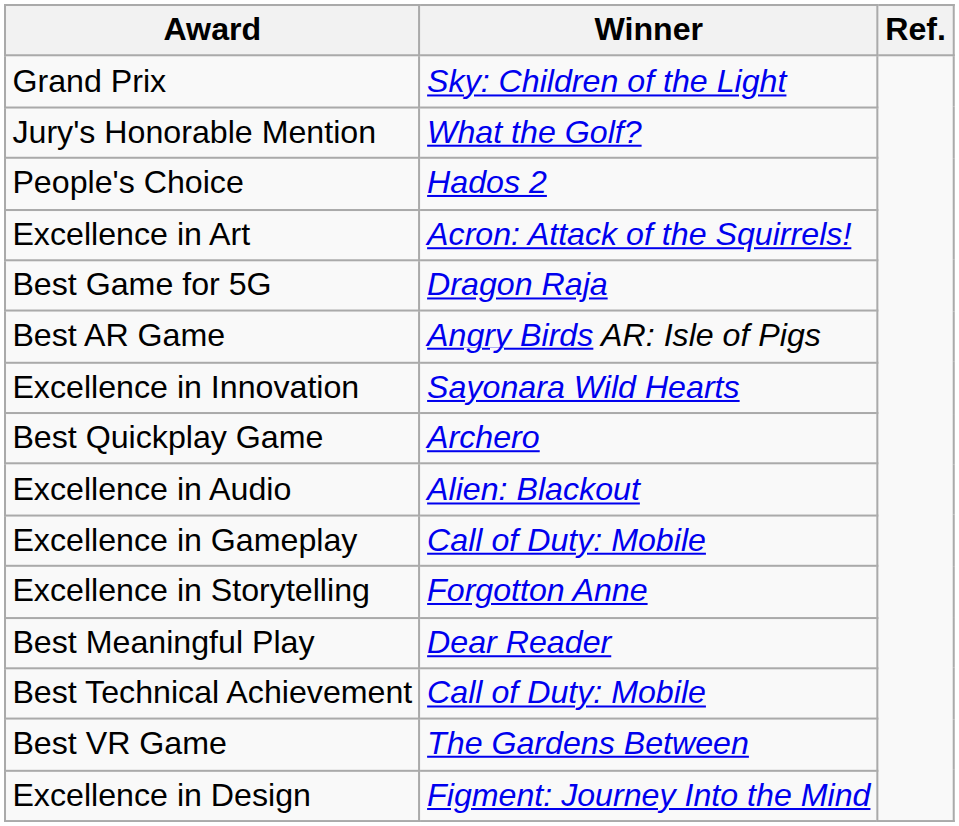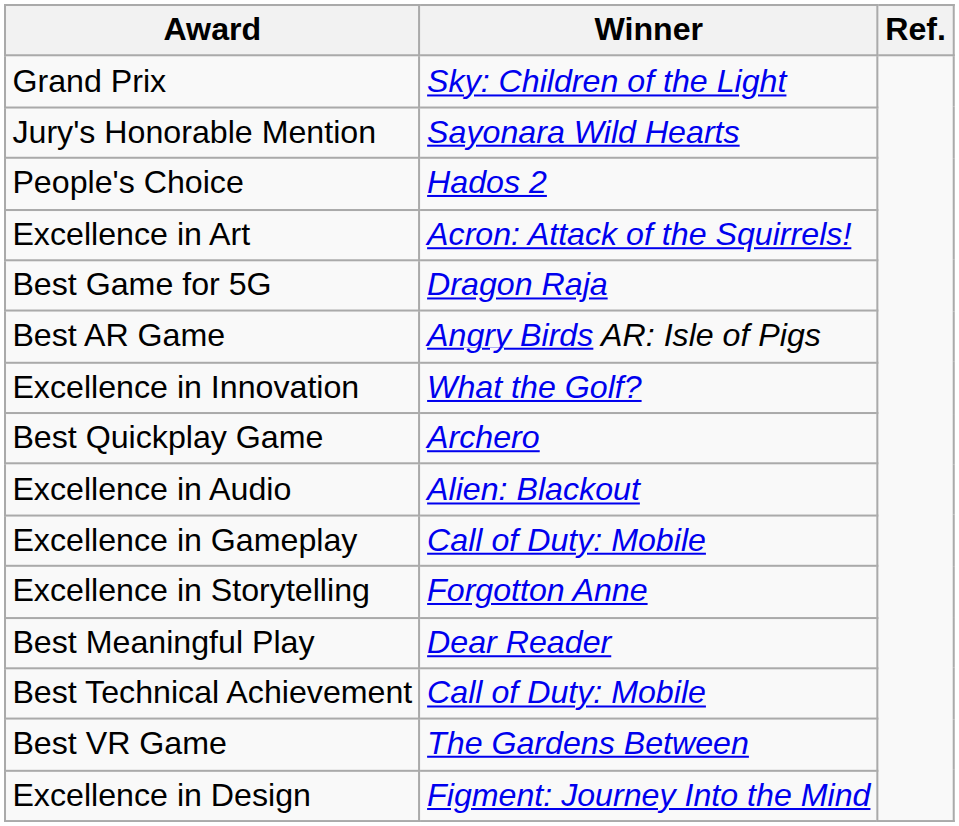(534, 132) What the Golf? -> (583, 132) Sayonara Wild Hearts
(583, 387) Sayonara Wild Hearts -> (534, 387) What the Golf?
